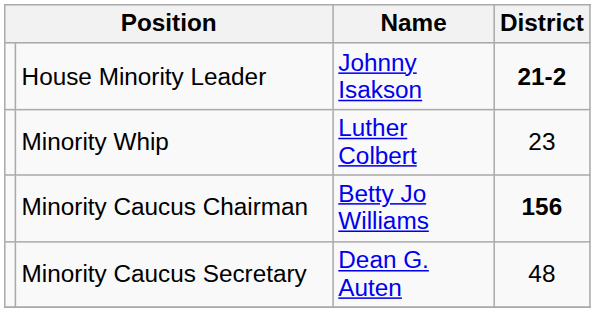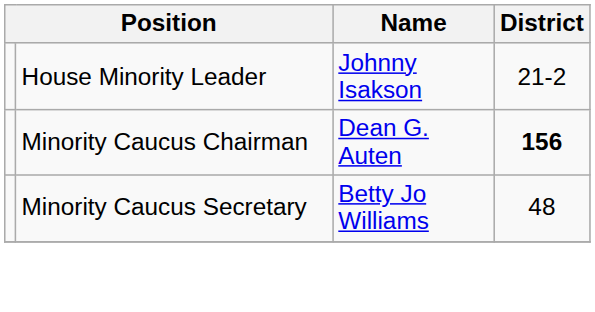(542, 76) bold -> (542, 76) normal
- row: (95, 141)
(384, 207) Betty Jo Williams -> (384, 141) Dean G. Auten
(384, 273) Dean G. Auten -> (384, 207) Betty Jo Williams
